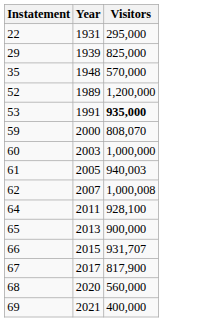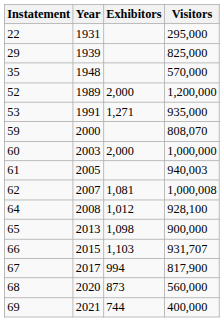+ column: (134, 14)
(126, 111) bold -> (187, 111) normal
(88, 209) 2011 -> (88, 209) 2008
